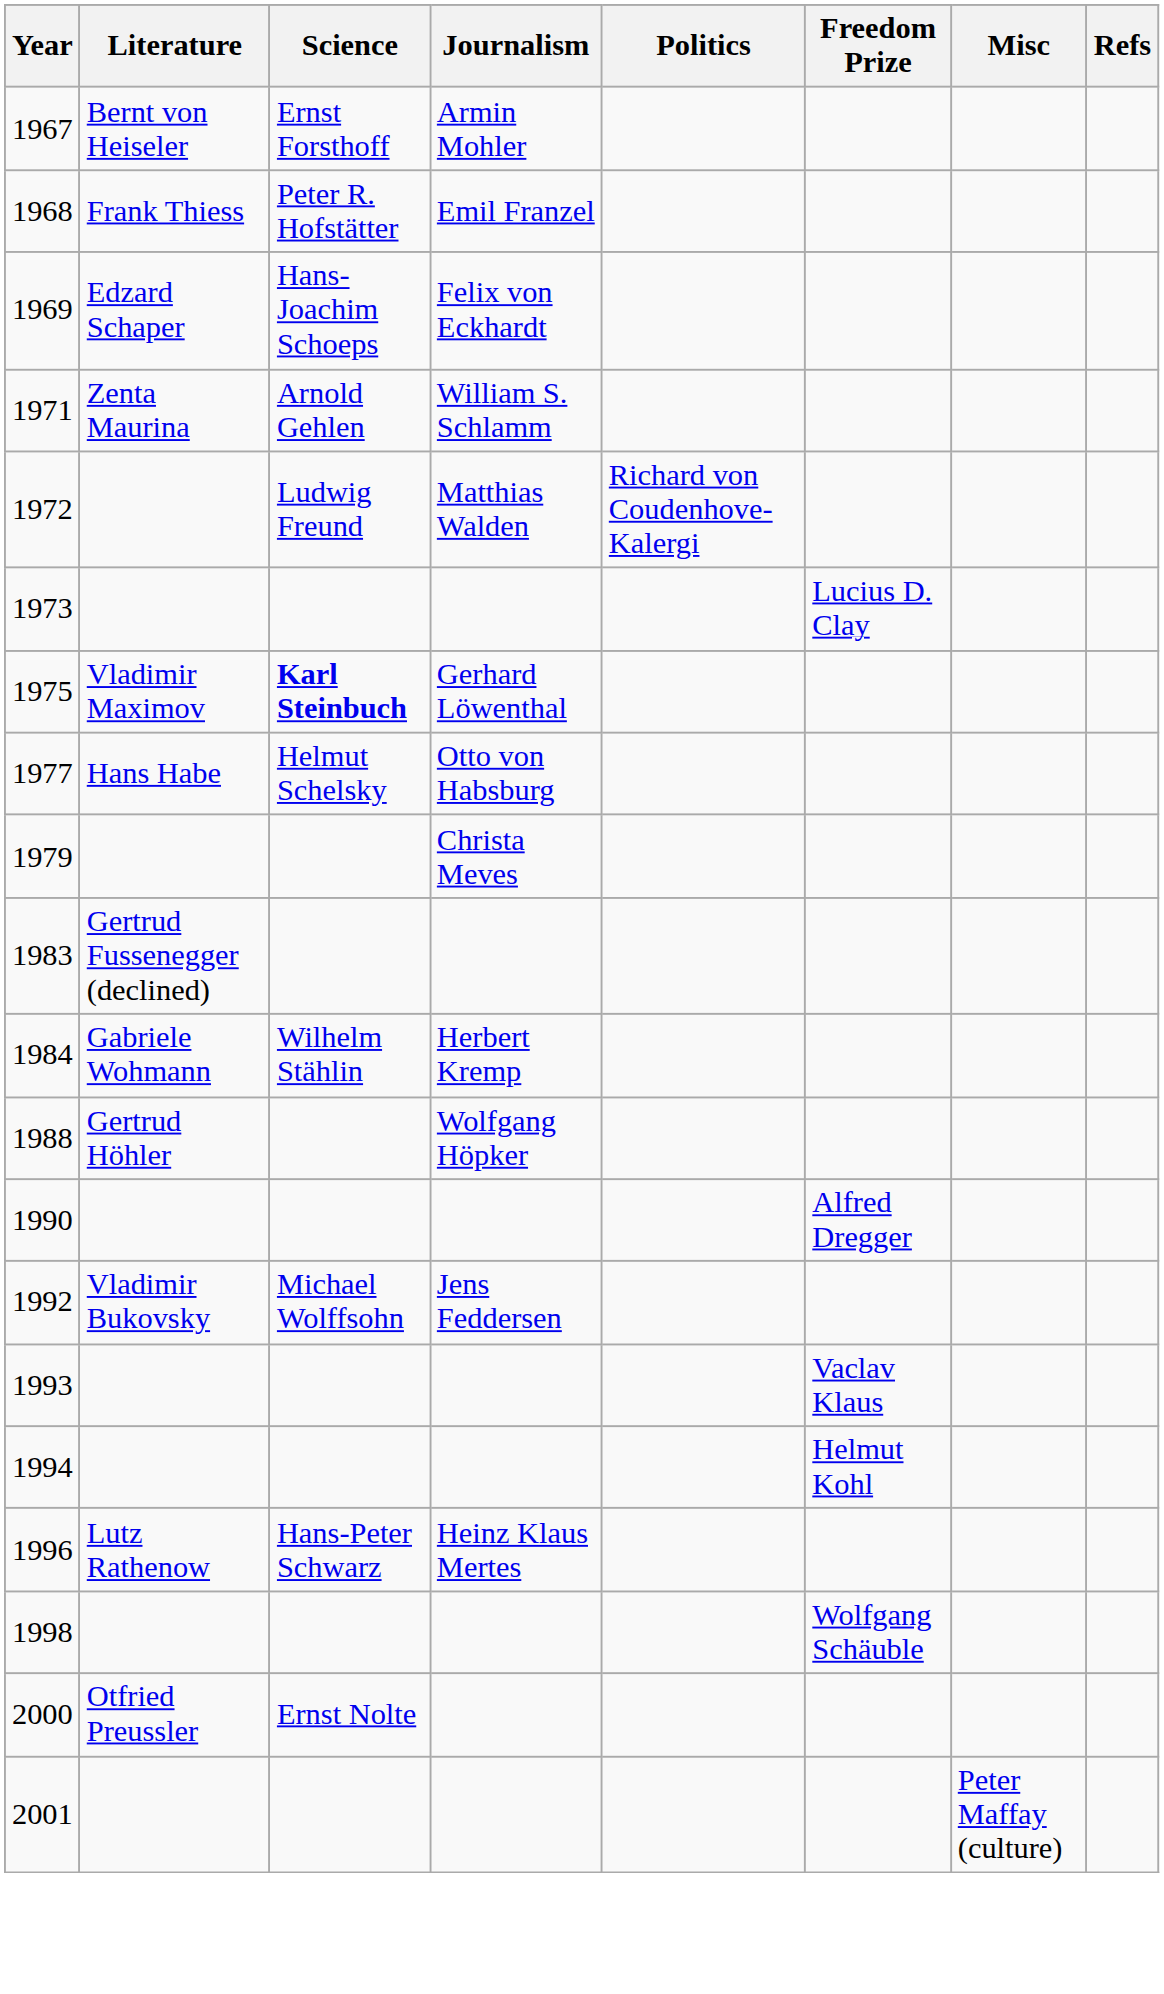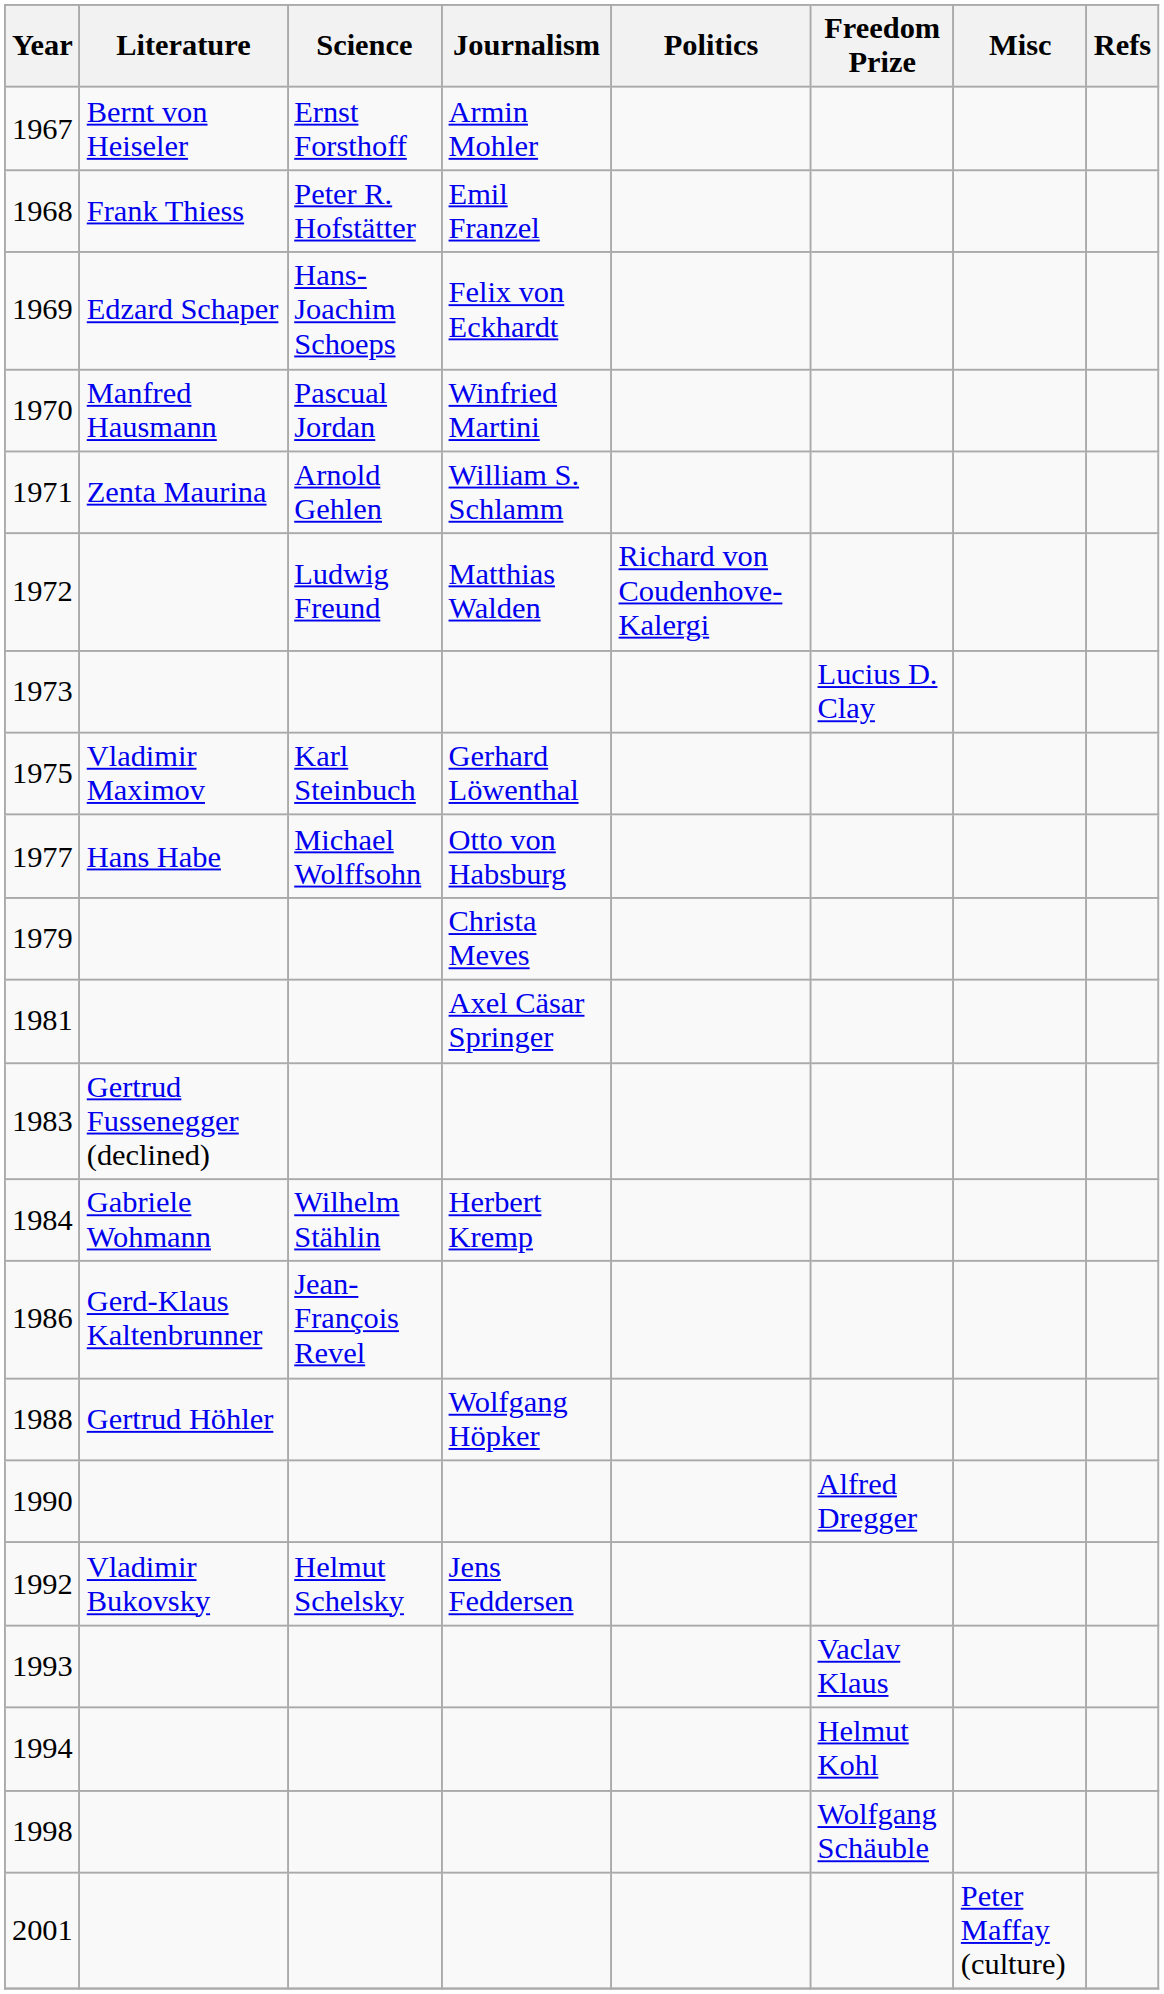+ row: (42, 409)
(342, 690) bold -> (355, 773) normal
(332, 773) Helmut Schelsky -> (358, 855) Michael Wolffsohn
+ row: (42, 1020)
+ row: (42, 1319)
(340, 1302) Michael Wolffsohn -> (349, 1583) Helmut Schelsky
- row: (42, 1549)
- row: (42, 1714)
